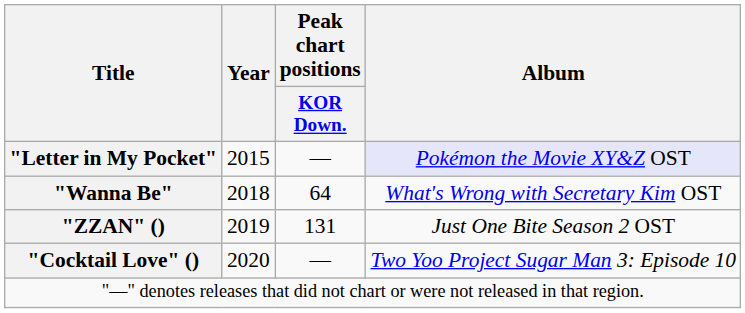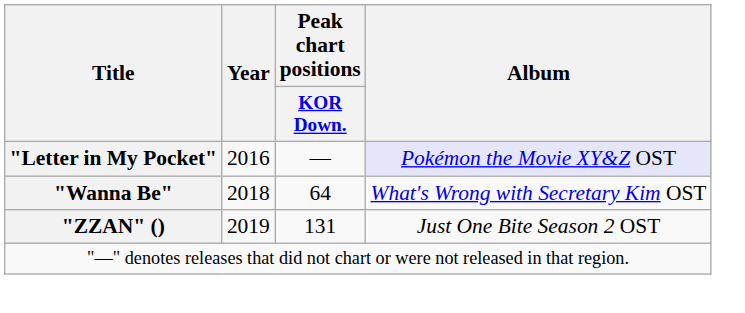(248, 158) 2015 -> (248, 158) 2016
- row: (113, 260)
